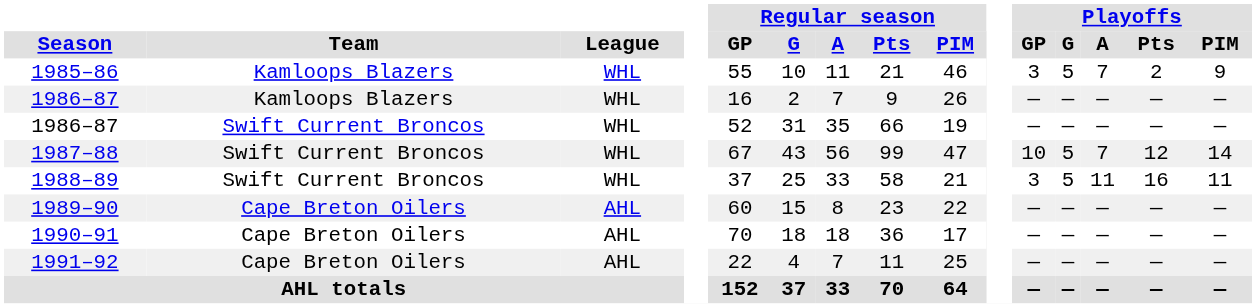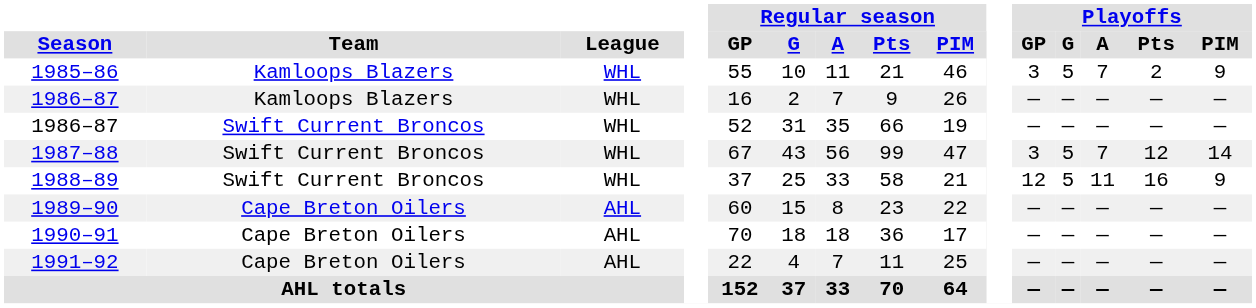(1034, 154) 10 -> (1034, 154) 3
(1034, 181) 3 -> (1034, 181) 12
(1220, 181) 11 -> (1220, 181) 9
